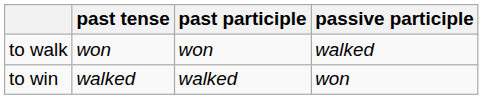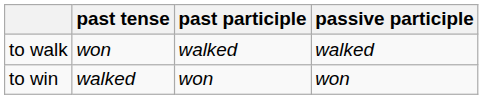(196, 49) won -> (208, 49) walked
(208, 79) walked -> (196, 79) won
